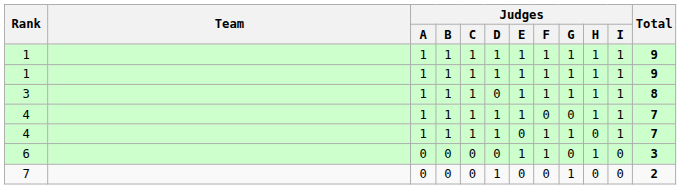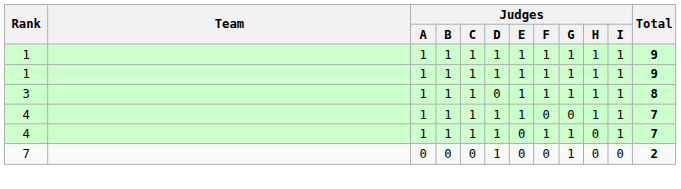- row: (26, 154)
